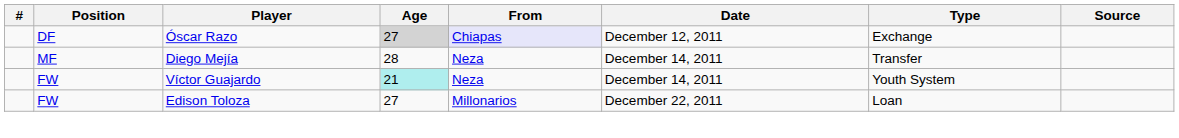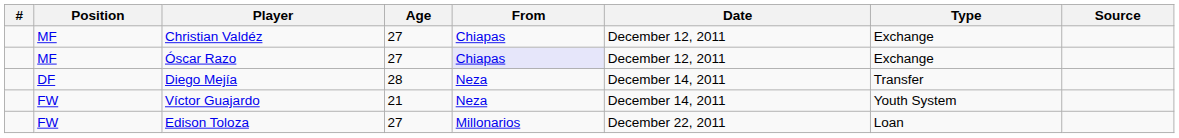+ row: (214, 37)
(46, 37) DF -> (47, 58) MF
(391, 37) lightgrey background -> (395, 58) no background
(47, 58) MF -> (46, 80) DF
(391, 80) paleturquoise background -> (395, 101) no background
